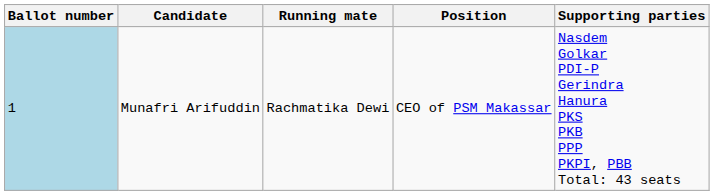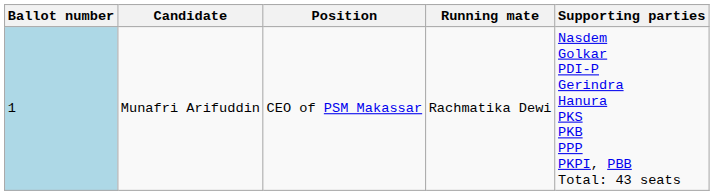columns swapped: (474, 16) <-> (328, 16)
